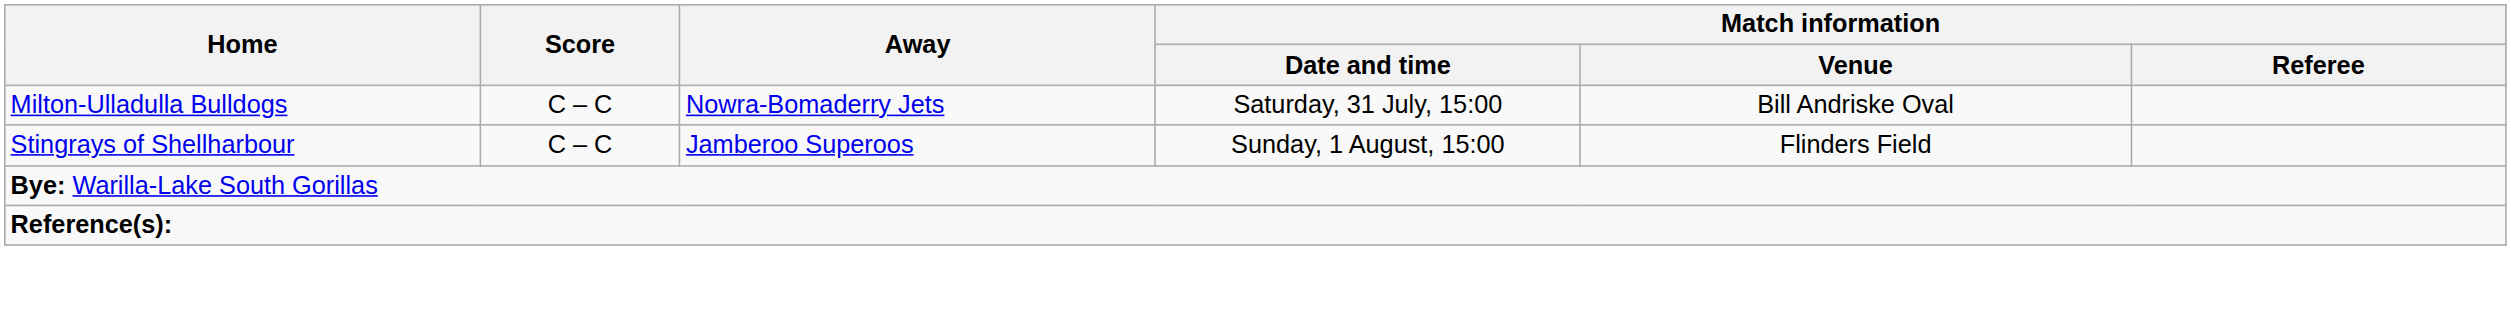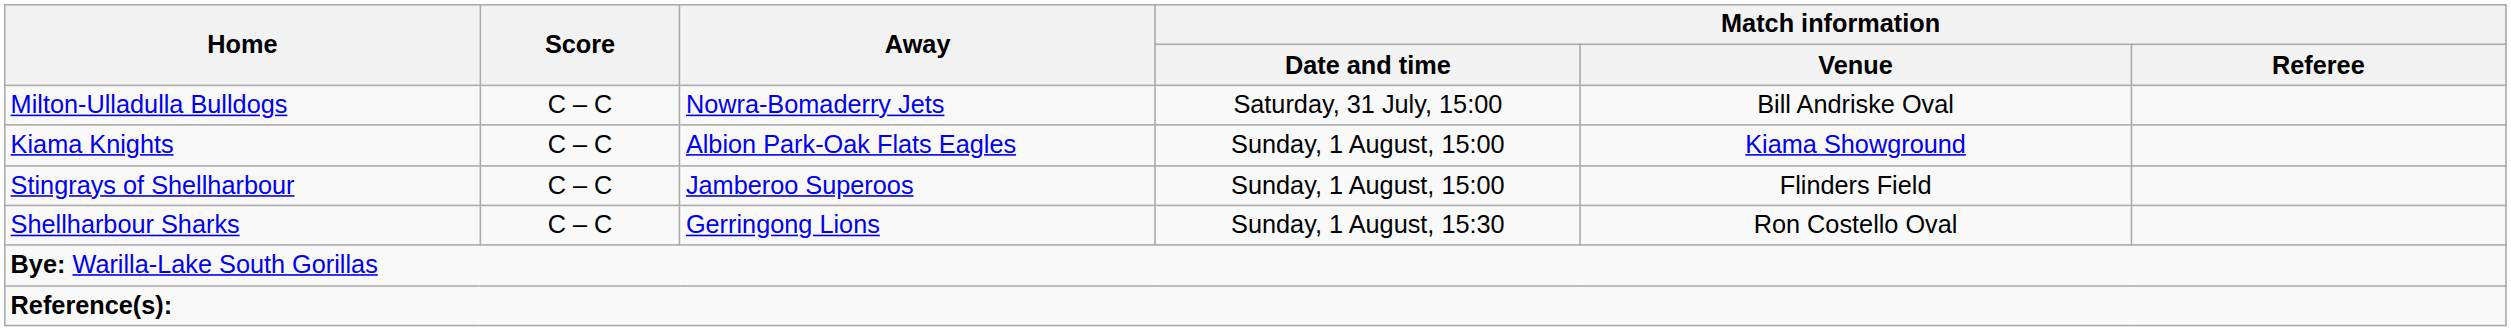+ row: (92, 144)
+ row: (125, 225)
